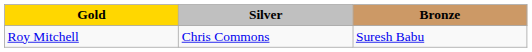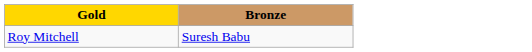- column: (266, 15)
